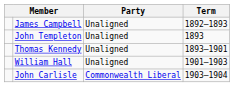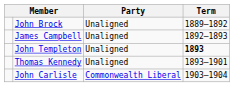+ row: (39, 24)
(194, 37) normal -> (194, 50) bold
- row: (43, 62)
